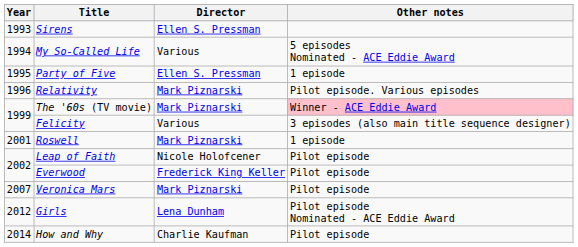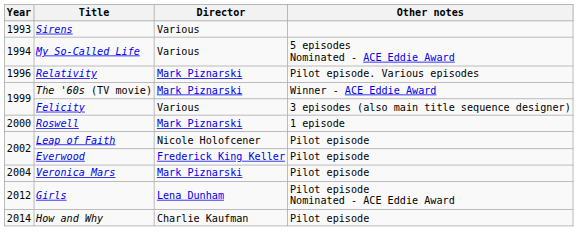(209, 29) Ellen S. Pressman -> (178, 29) Various
- row: (76, 74)
(363, 107) pink background -> (363, 90) no background
(19, 140) 2001 -> (19, 124) 2000
(19, 190) 2007 -> (19, 173) 2004
